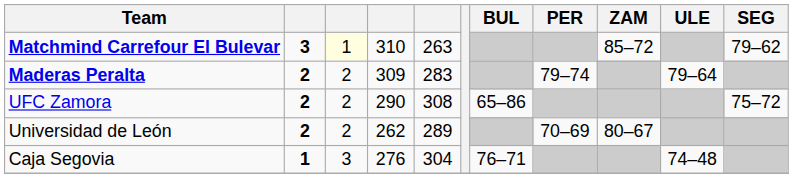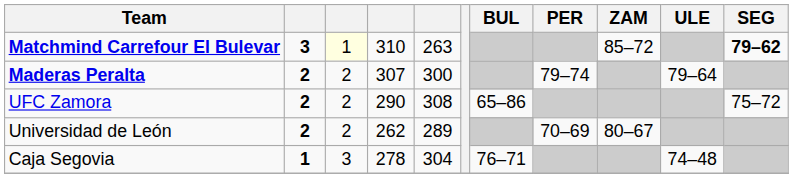(756, 46) normal -> (756, 46) bold
(391, 74) 309 -> (391, 74) 307
(438, 74) 283 -> (438, 74) 300
(391, 159) 276 -> (391, 159) 278
